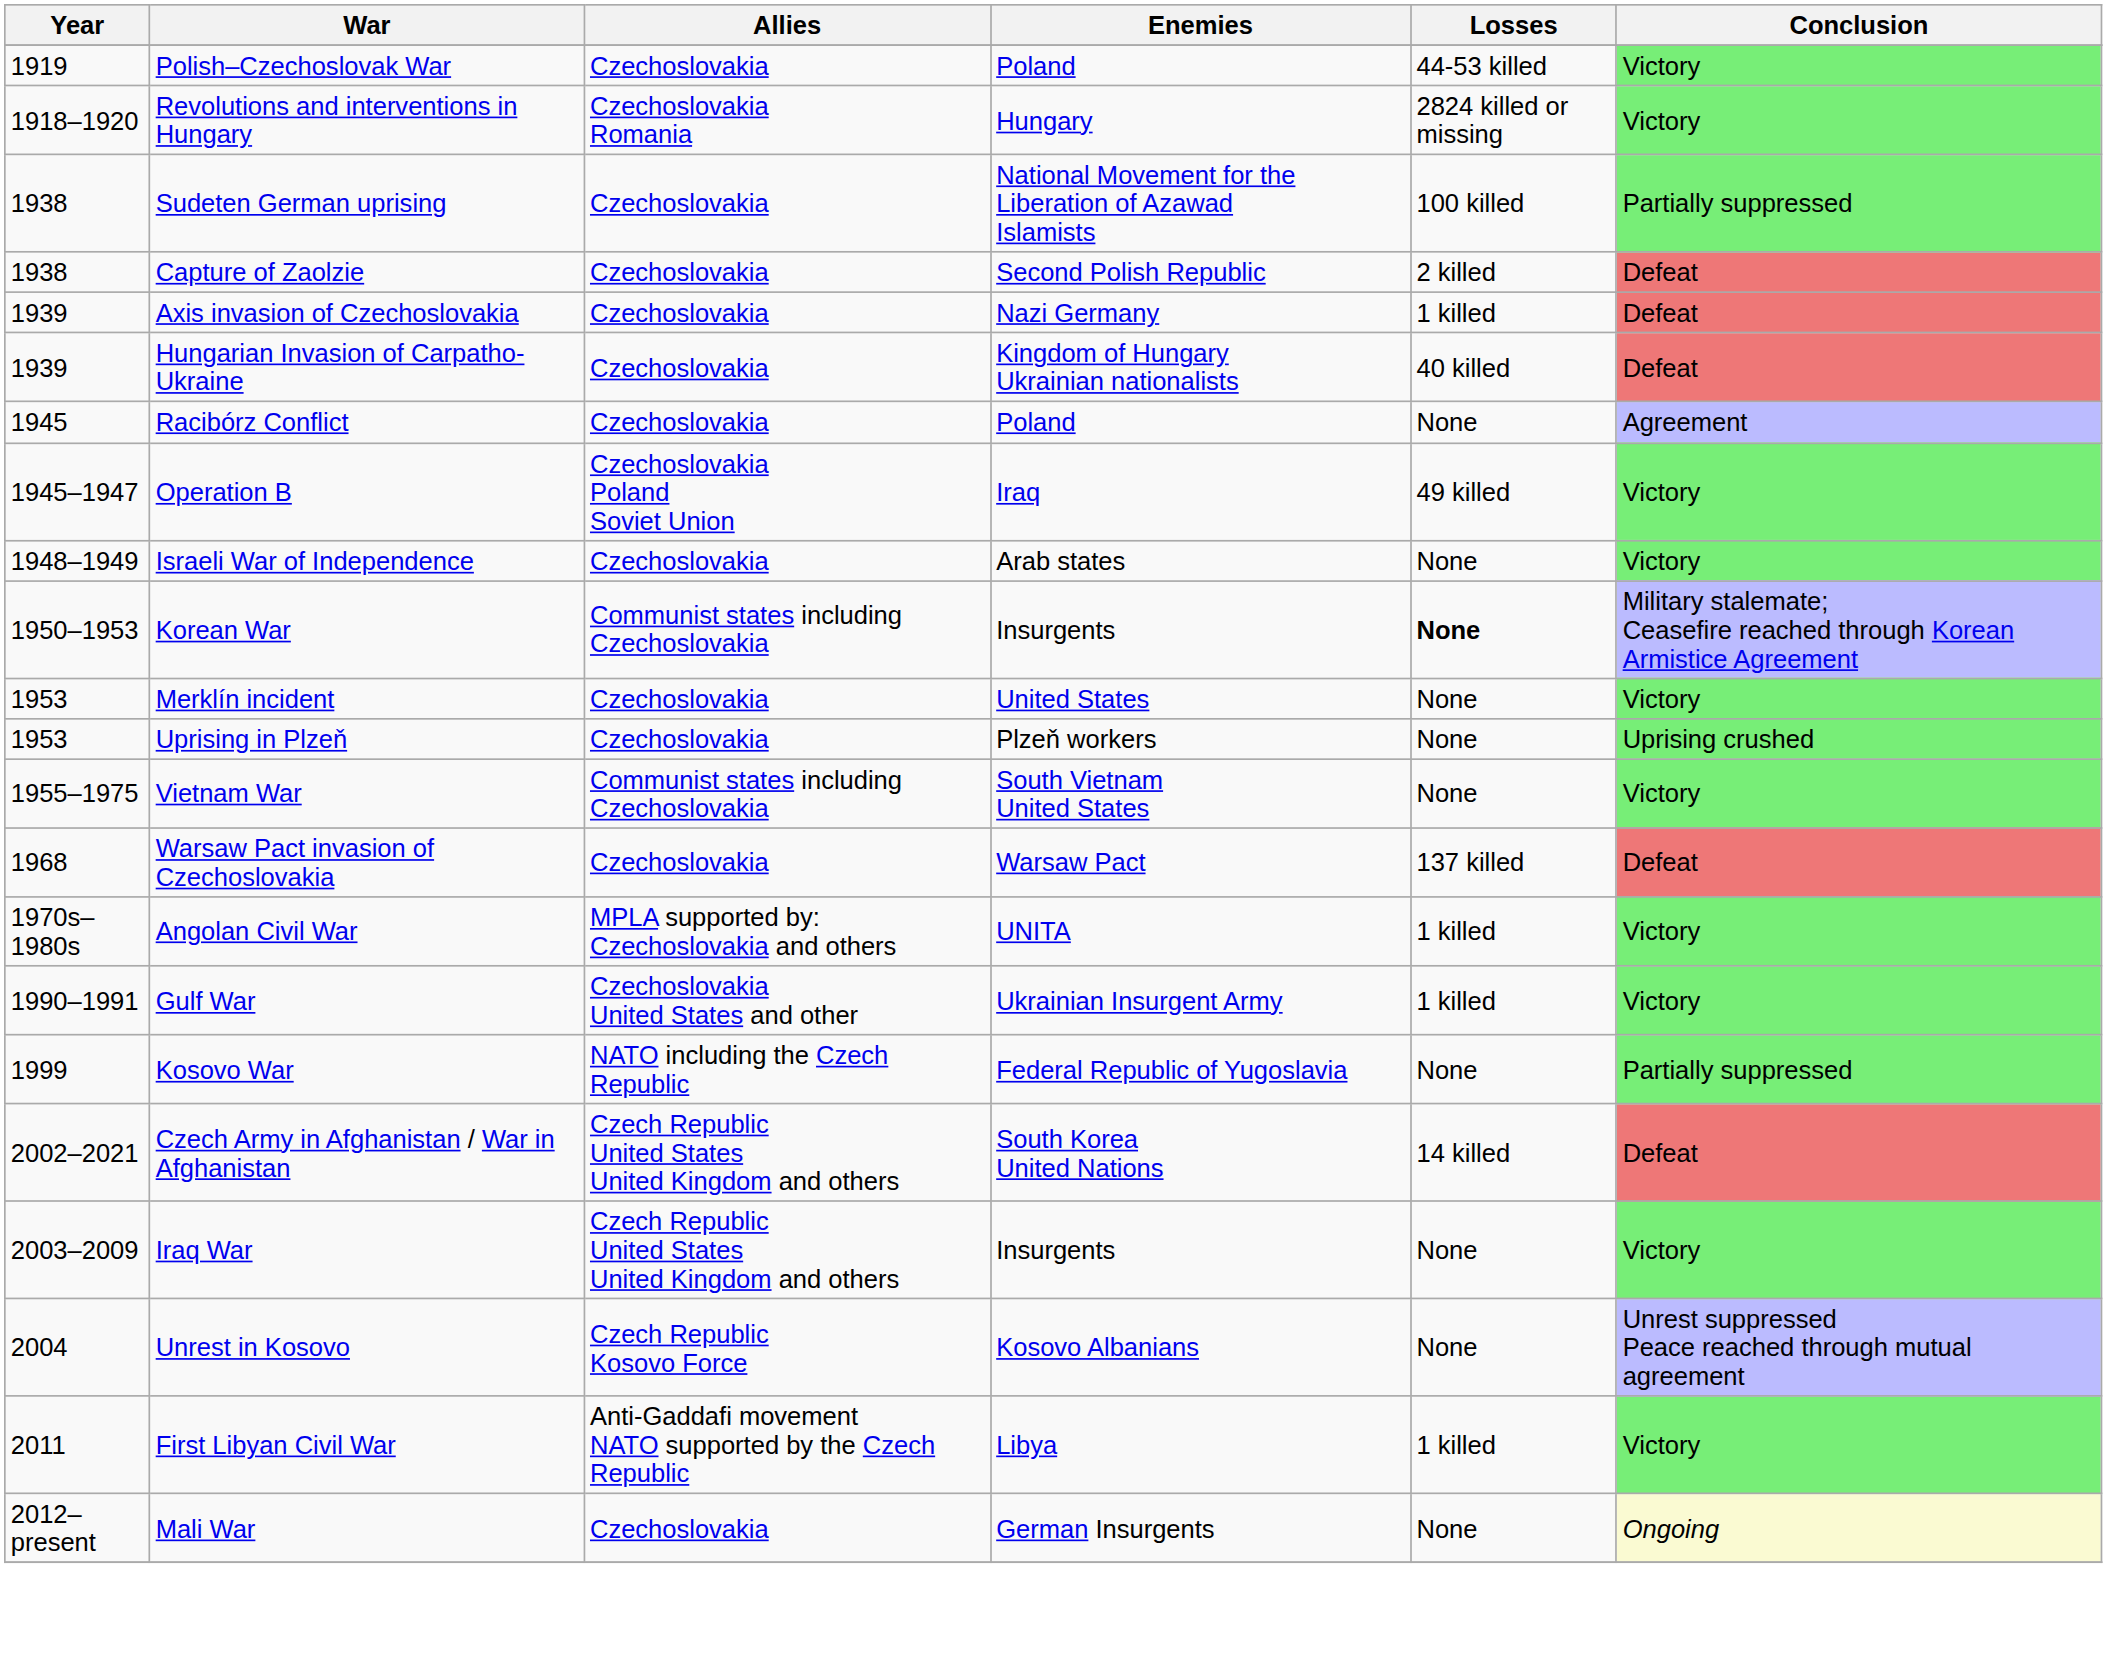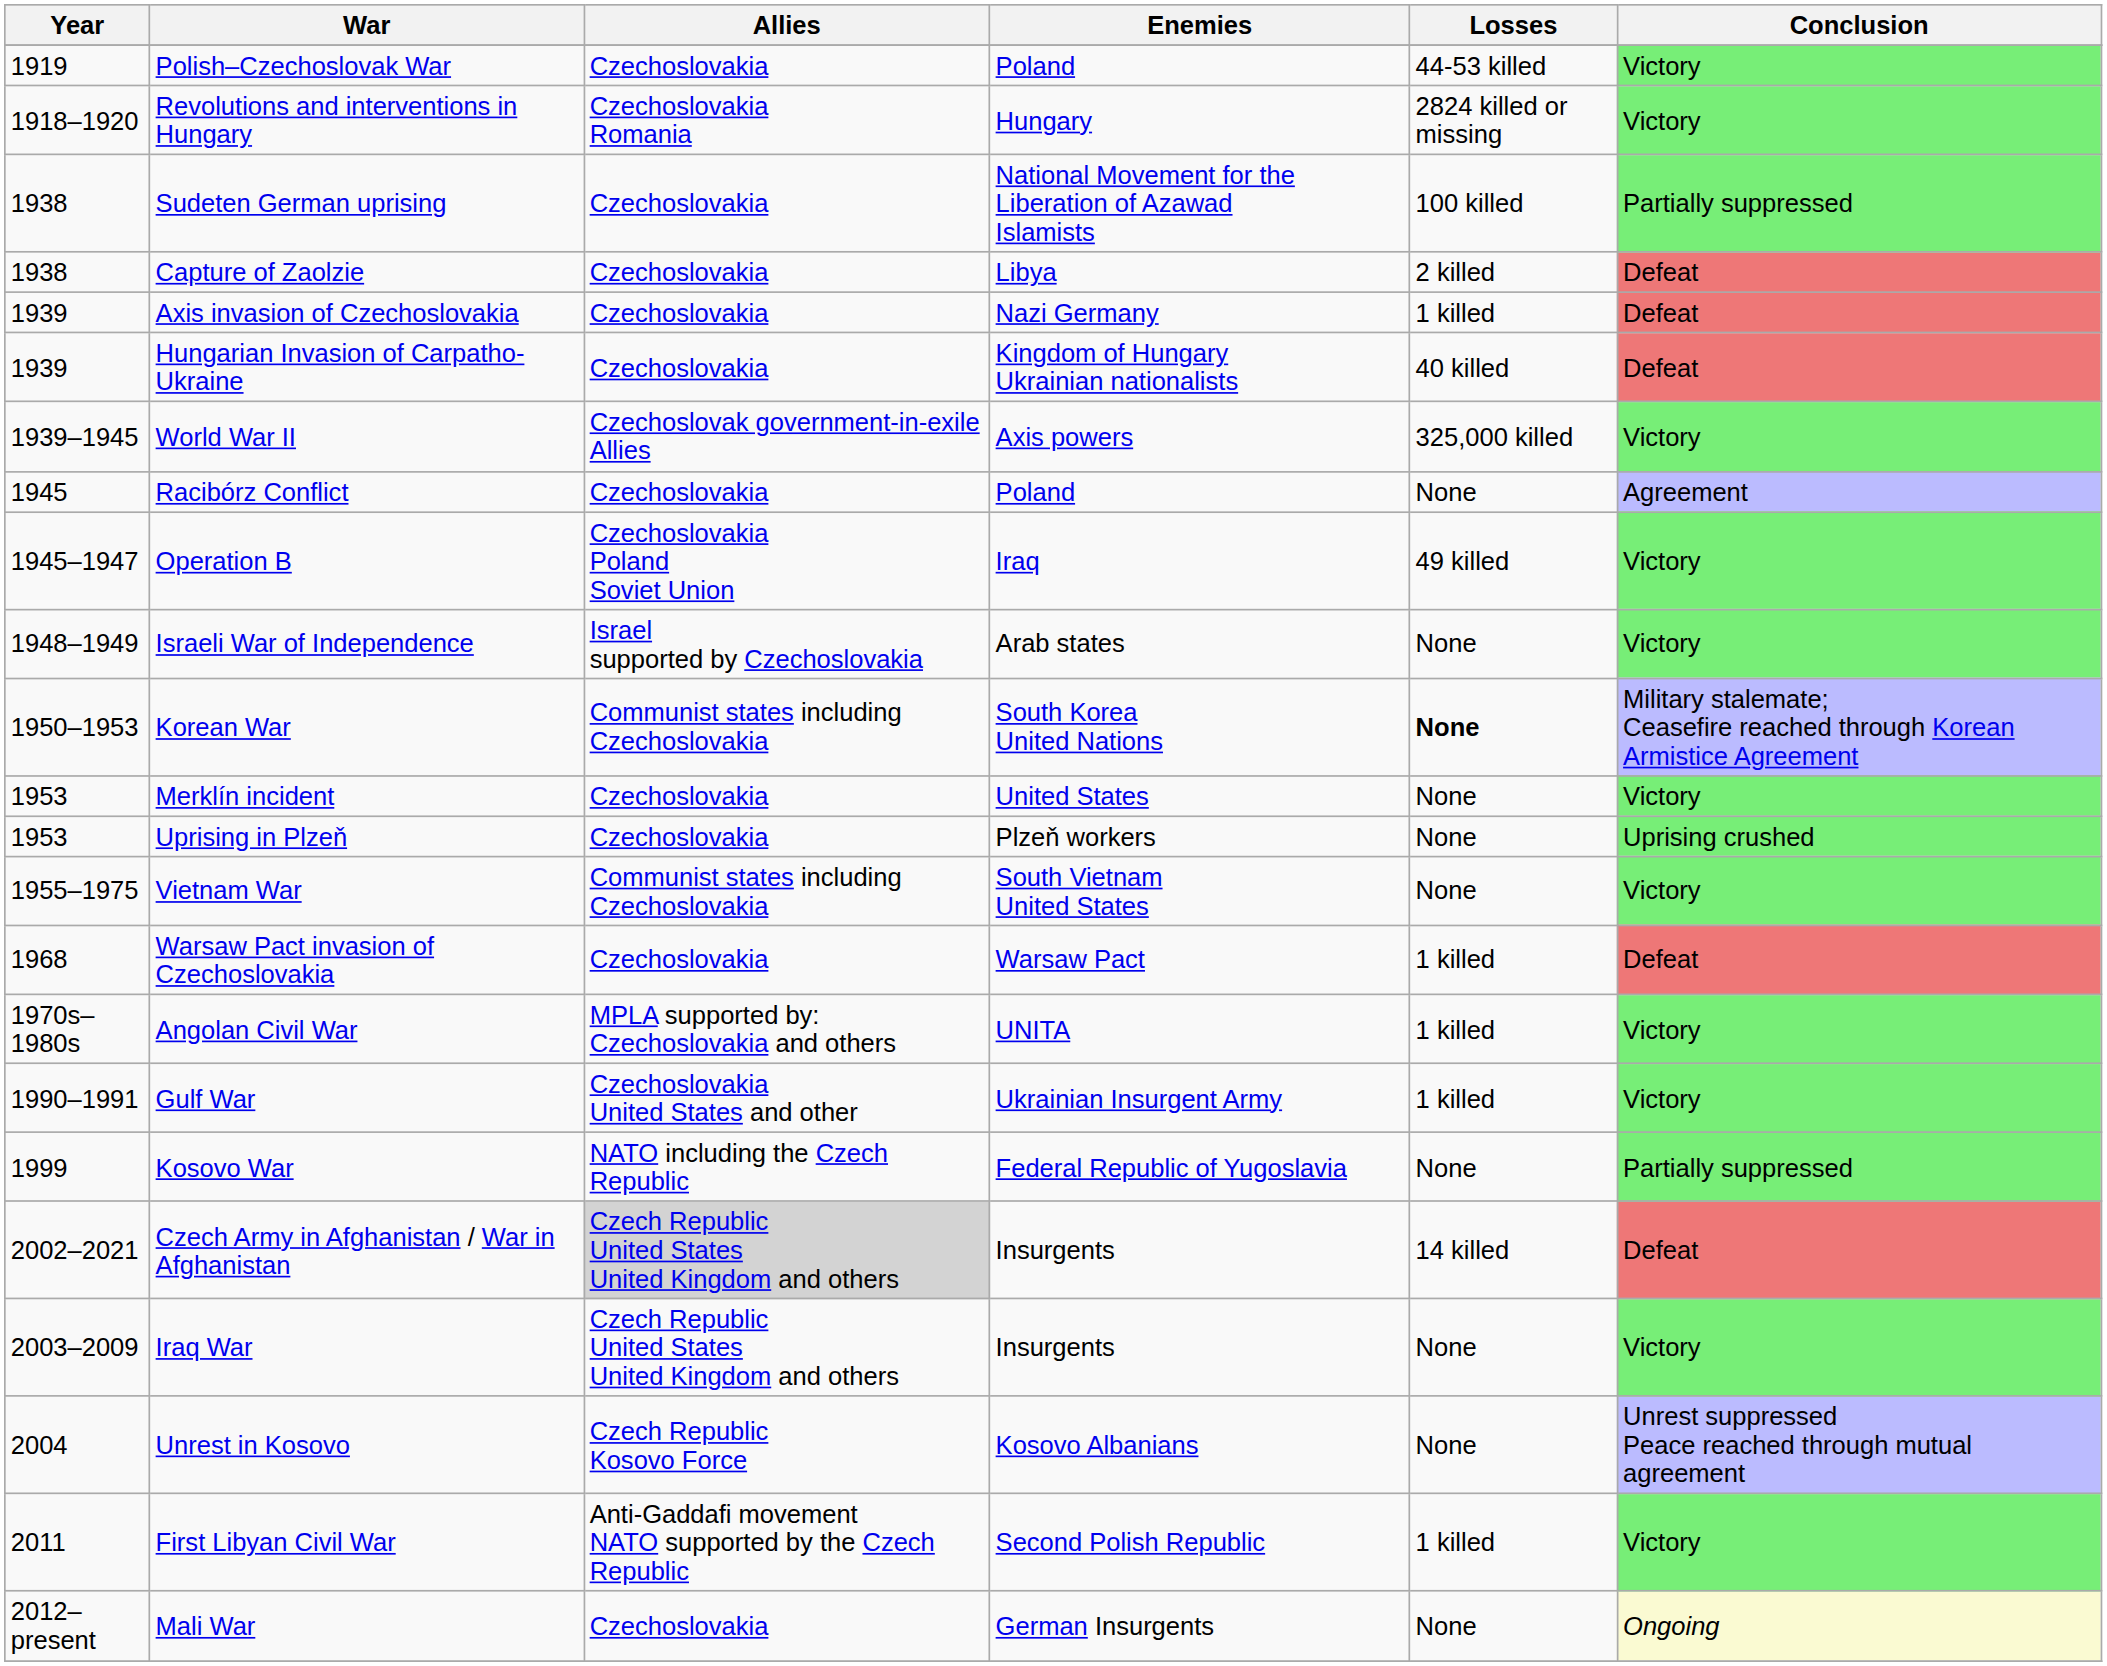(1131, 273) Second Polish Republic -> (1026, 273) Libya
+ row: (226, 437)
(679, 560) Czechoslovakia -> (756, 644) Israel supported by Czechoslovakia
(1056, 629) Insurgents -> (1079, 727) South Korea United Nations
(1470, 863) 137 killed -> (1455, 960) 1 killed
(745, 1153) no background -> (744, 1250) lightgrey background
(1080, 1153) South Korea United Nations -> (1055, 1250) Insurgents
(1027, 1445) Libya -> (1130, 1543) Second Polish Republic
